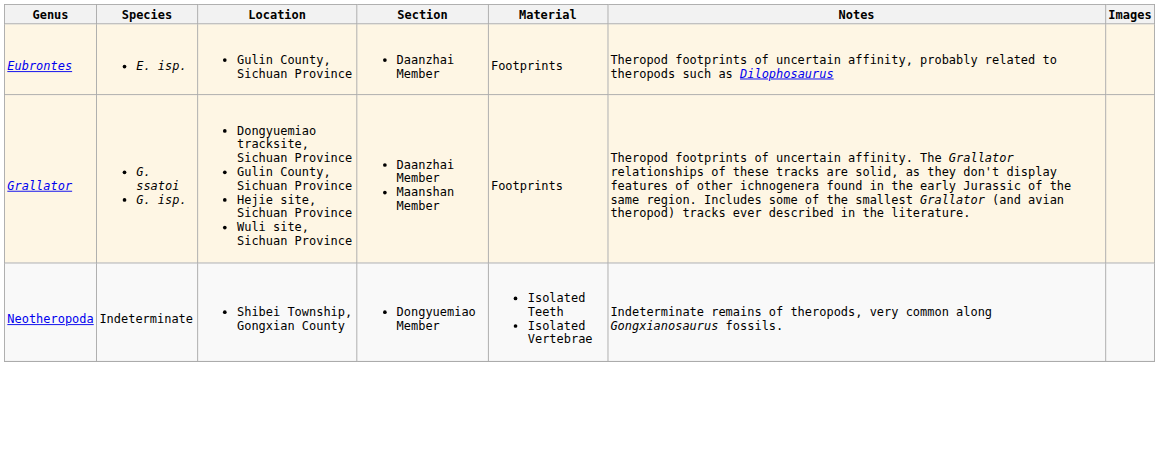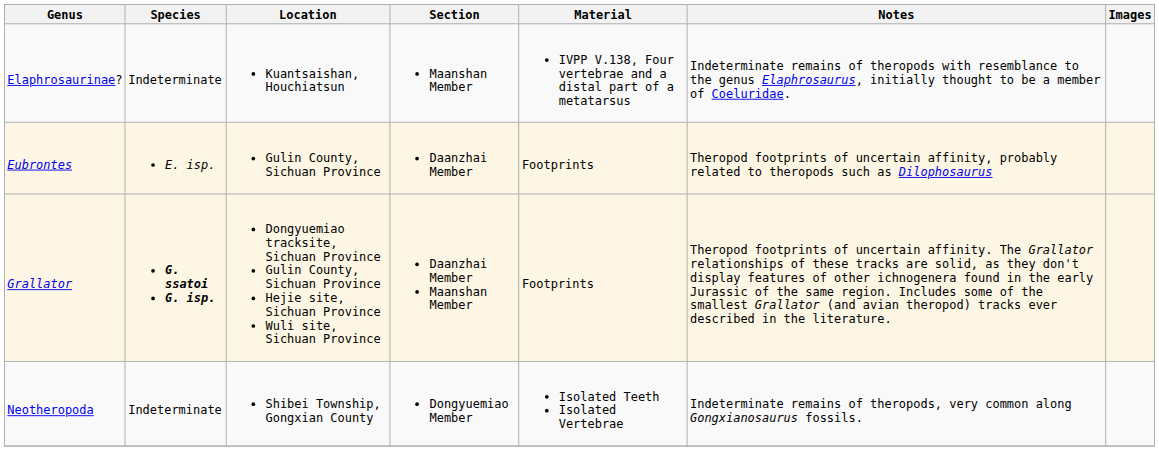+ row: (65, 80)
(147, 186) normal -> (176, 284) bold
